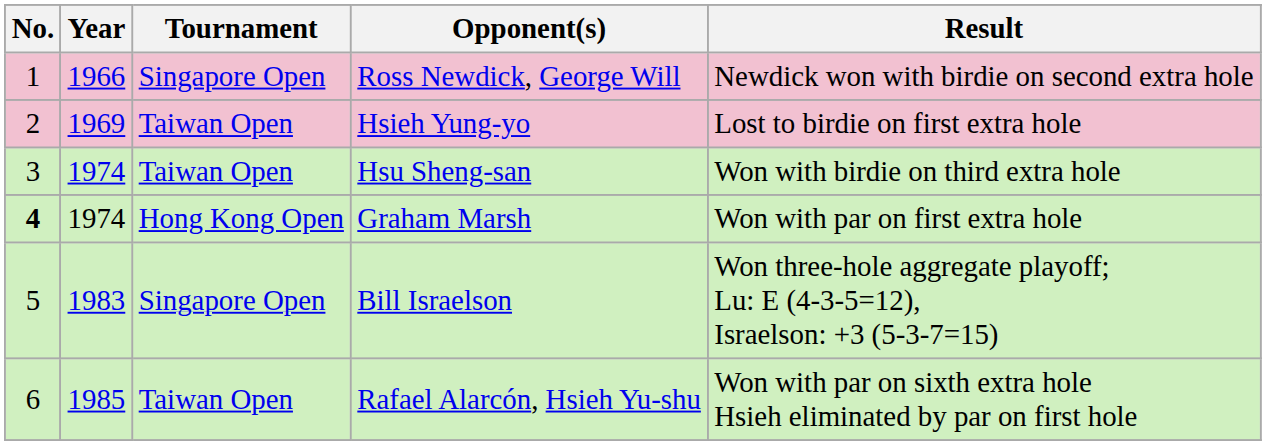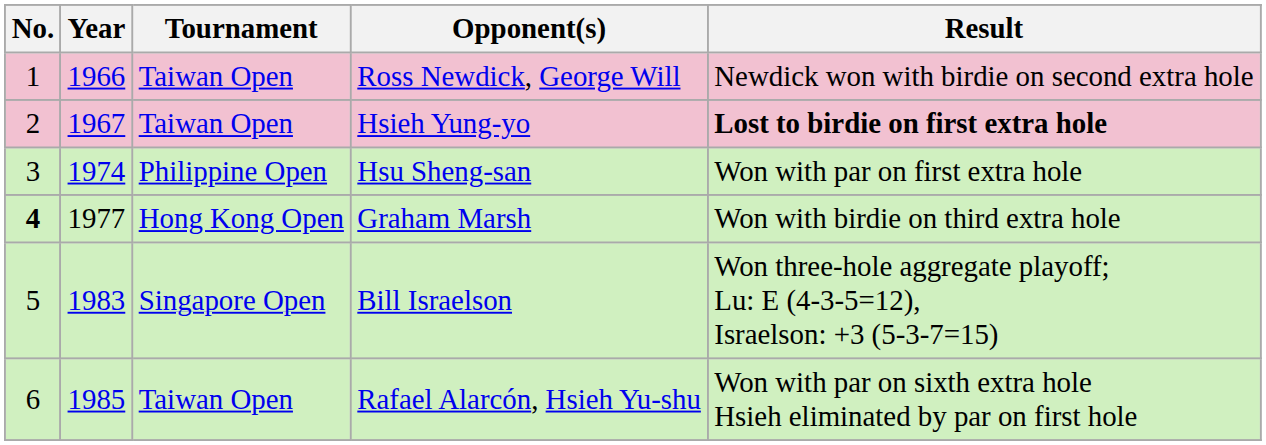(232, 76) Singapore Open -> (216, 76) Taiwan Open
(96, 123) 1969 -> (96, 123) 1967
(898, 123) normal -> (911, 123) bold
(216, 171) Taiwan Open -> (233, 171) Philippine Open
(917, 171) Won with birdie on third extra hole -> (898, 171) Won with par on first extra hole
(96, 218) 1974 -> (96, 218) 1977
(898, 218) Won with par on first extra hole -> (917, 218) Won with birdie on third extra hole
